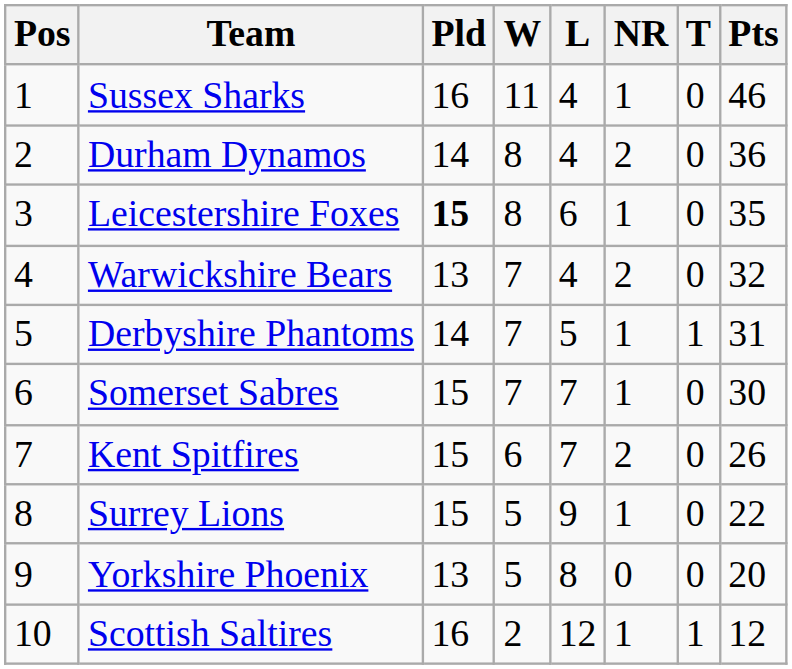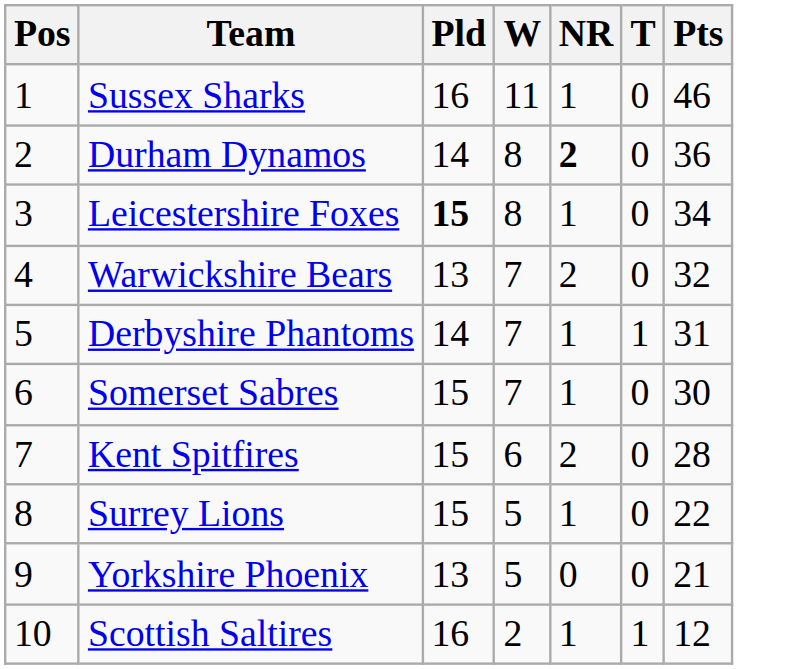- column: (577, 34)
(623, 154) normal -> (568, 154) bold
(747, 214) 35 -> (692, 214) 34
(747, 453) 26 -> (692, 453) 28
(747, 573) 20 -> (692, 573) 21
